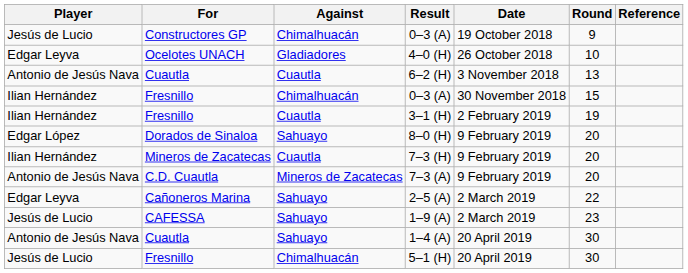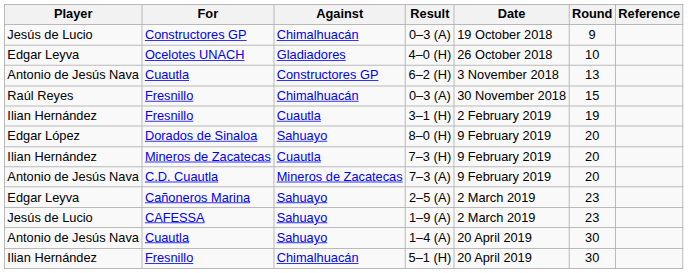(299, 75) Cuautla -> (328, 75) Constructores GP
(52, 95) Ilian Hernández -> (40, 95) Raúl Reyes
(592, 197) 22 -> (592, 197) 23
(50, 258) Jesús de Lucio -> (52, 258) Ilian Hernández
